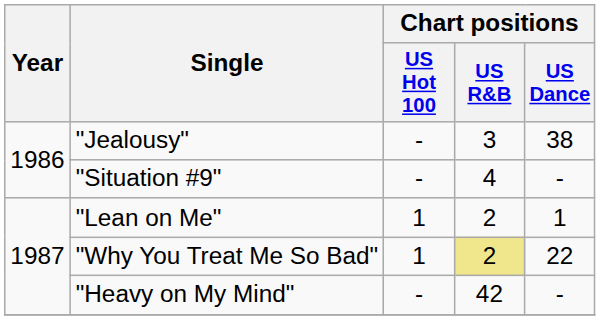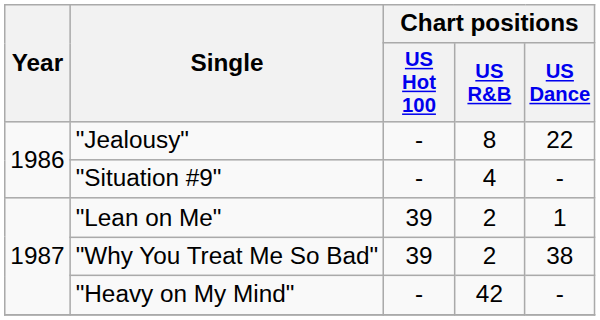(489, 140) 3 -> (489, 140) 8
(560, 140) 38 -> (560, 140) 22
(419, 217) 1 -> (419, 217) 39
(419, 256) 1 -> (419, 256) 39
(489, 256) khaki background -> (489, 256) no background
(560, 256) 22 -> (560, 256) 38
